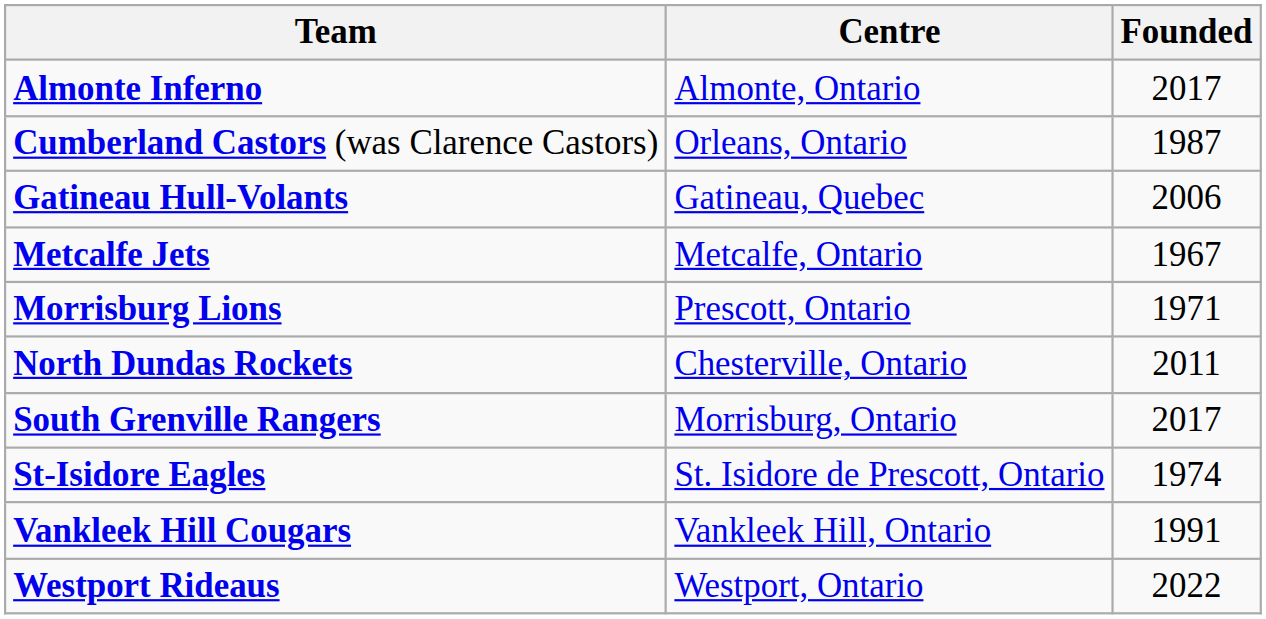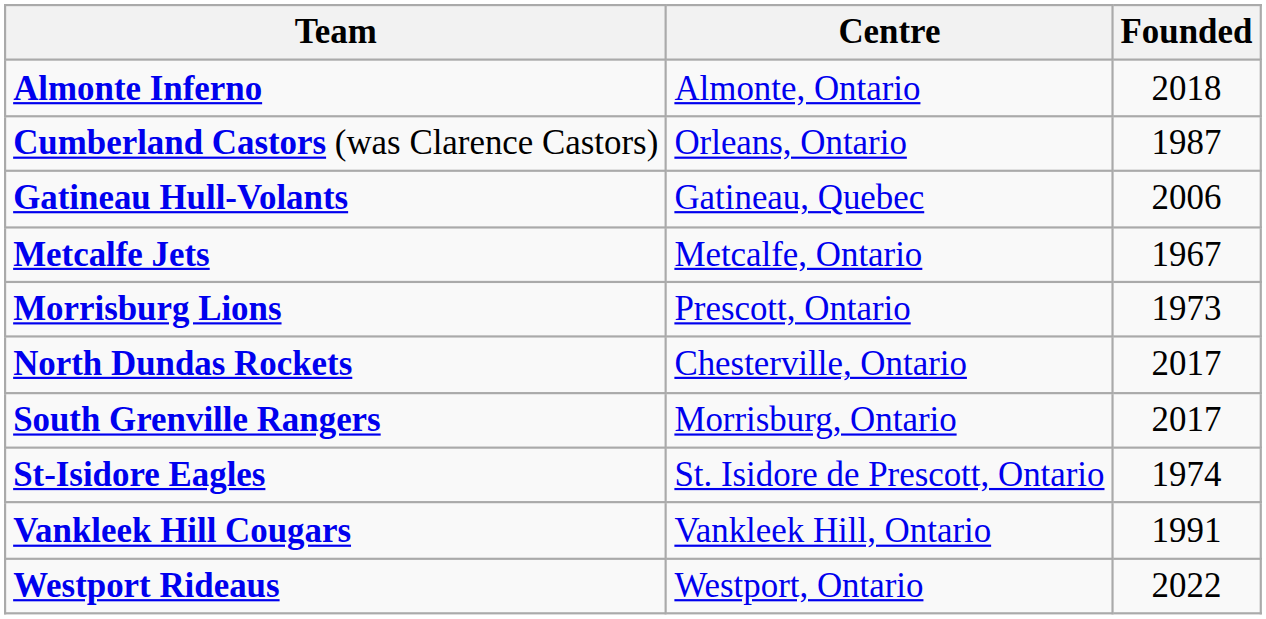(1186, 87) 2017 -> (1186, 87) 2018
(1186, 308) 1971 -> (1186, 308) 1973
(1186, 364) 2011 -> (1186, 364) 2017
